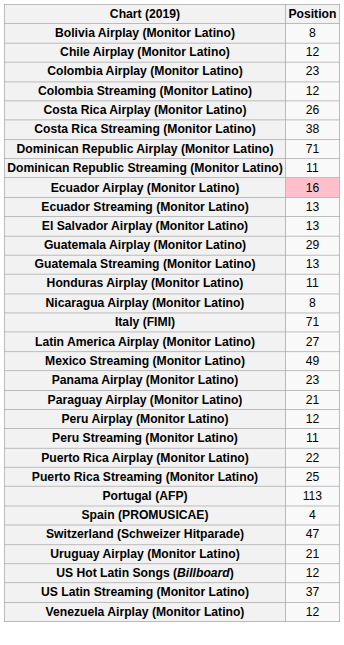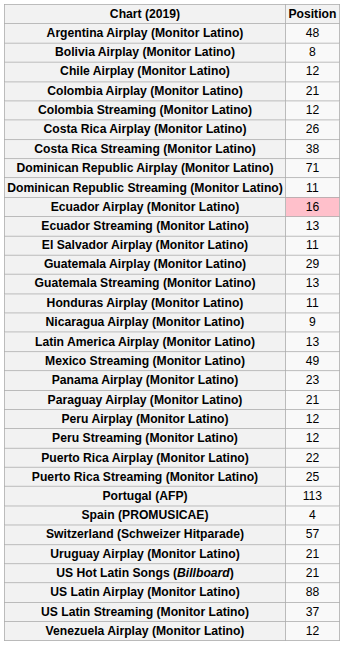+ row: (145, 33)
(312, 71) 23 -> (312, 91) 21
(312, 226) 13 -> (312, 245) 11
(312, 303) 8 -> (312, 322) 9
- row: (145, 322)
(312, 341) 27 -> (312, 341) 13
(312, 438) 11 -> (312, 438) 12
(312, 534) 47 -> (312, 534) 57
(312, 573) 12 -> (312, 573) 21
+ row: (145, 592)
